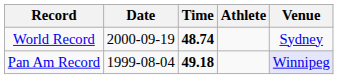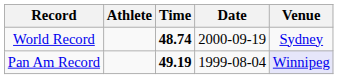columns swapped: (243, 16) <-> (141, 16)
(198, 62) 49.18 -> (175, 62) 49.19
